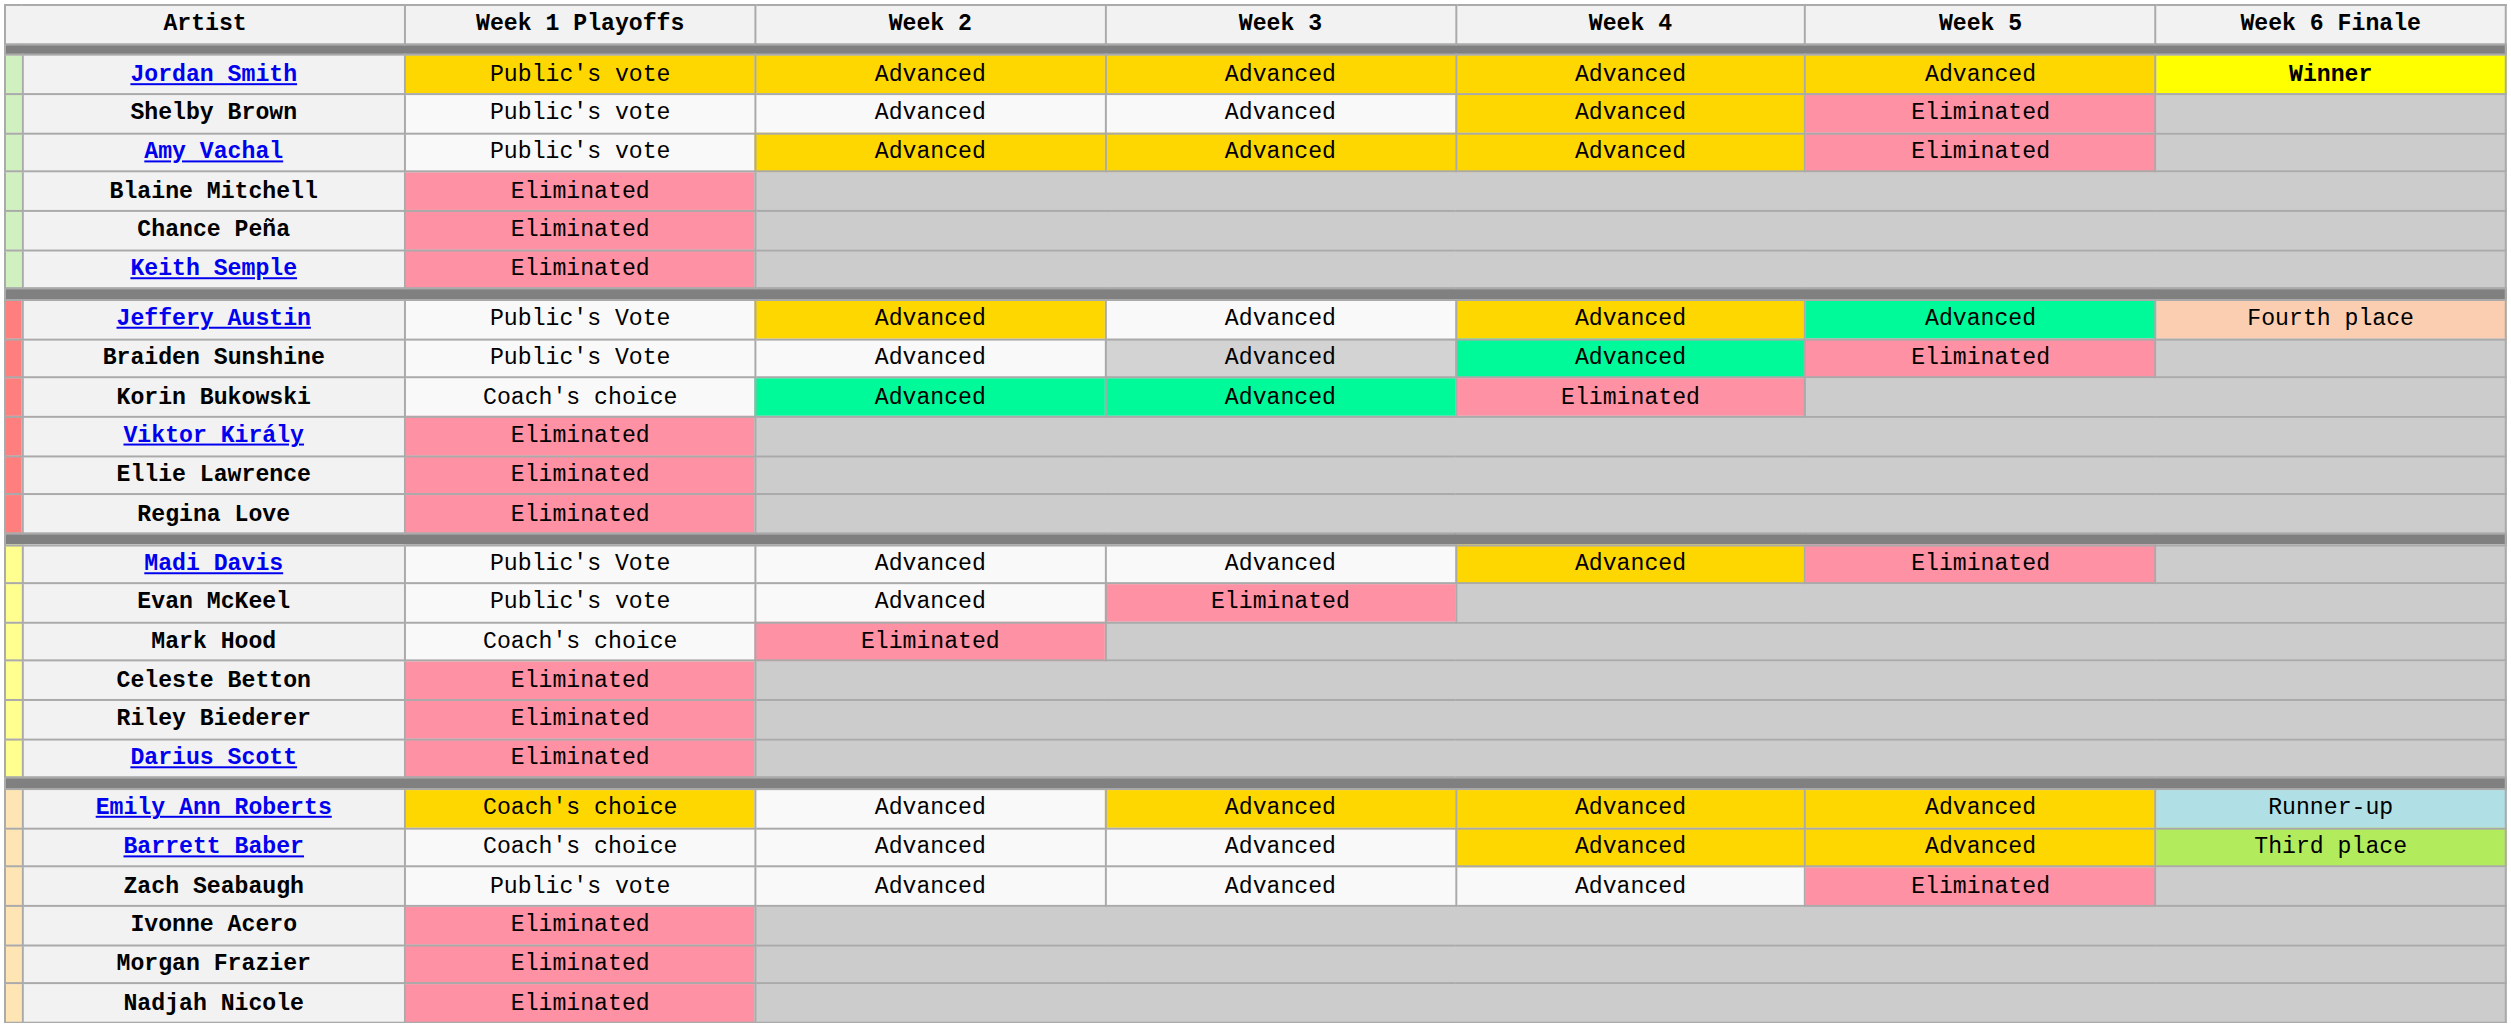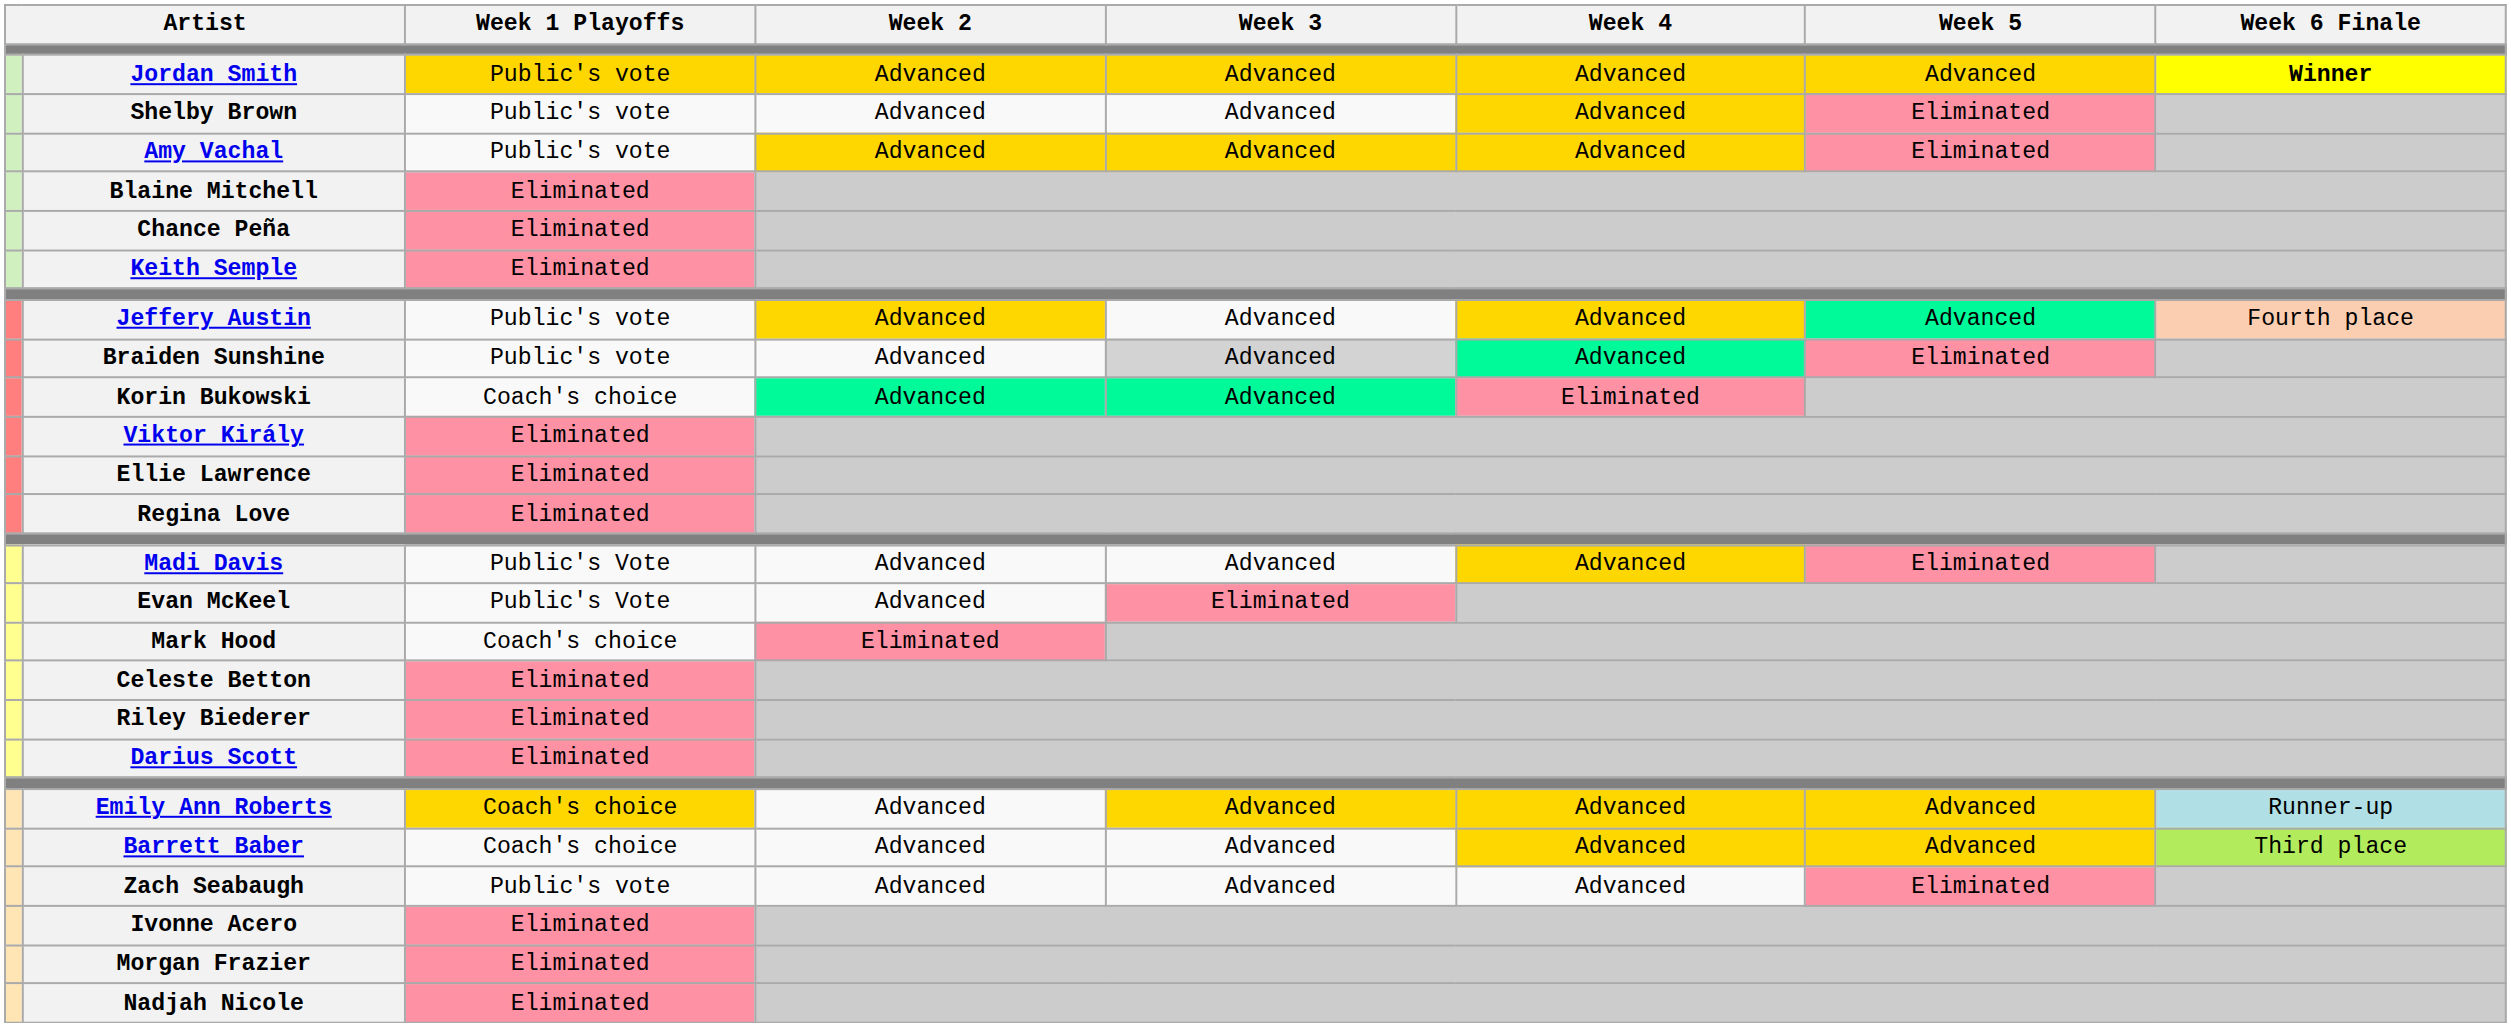(580, 319) Public's Vote -> (580, 319) Public's vote
(580, 358) Public's Vote -> (580, 358) Public's vote
(580, 603) Public's vote -> (580, 603) Public's Vote
